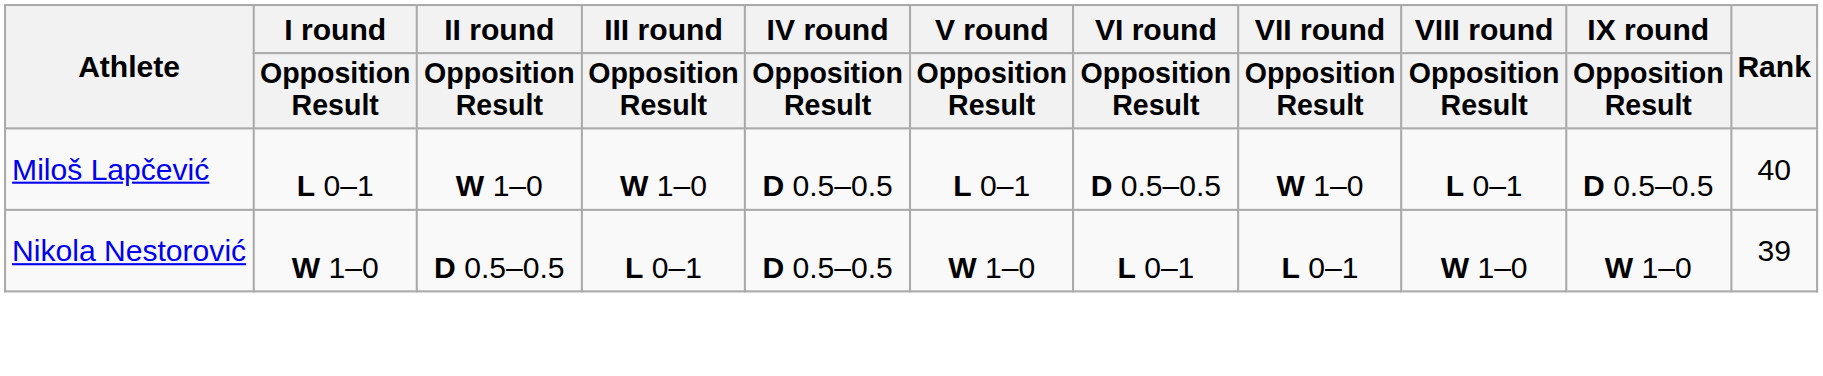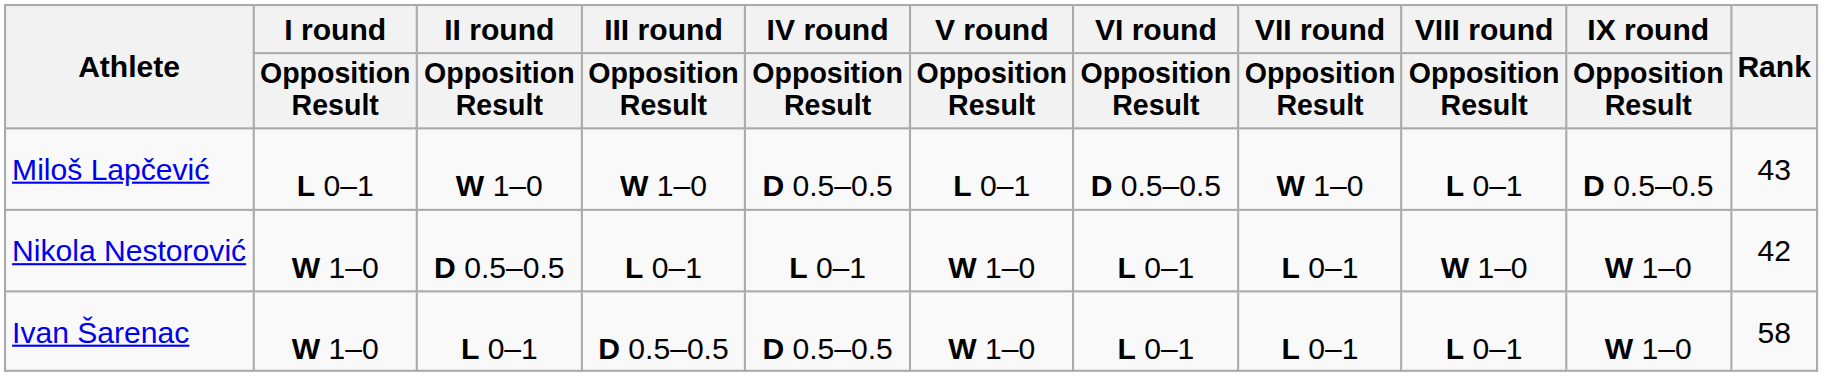(1774, 170) 40 -> (1774, 170) 43
(828, 267) D 0.5–0.5 -> (828, 267) L 0–1
(1774, 251) 39 -> (1774, 251) 42
+ row: (101, 332)
